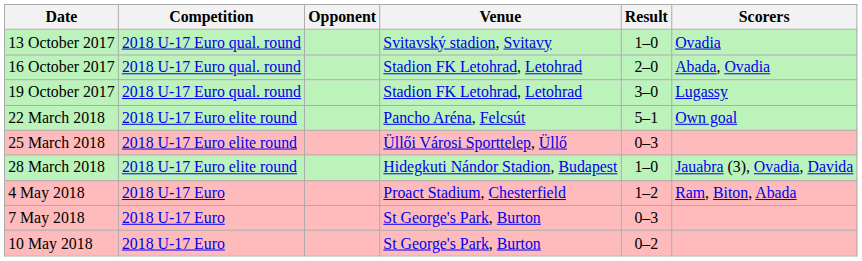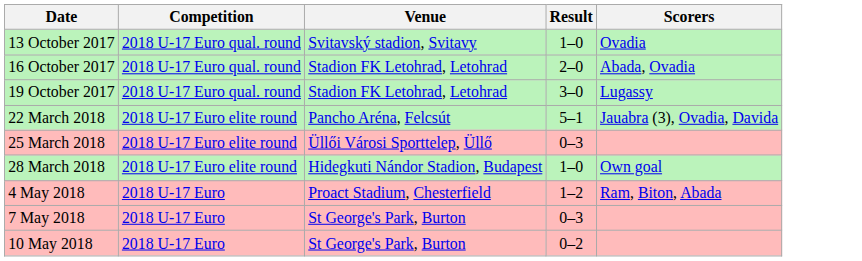- column: (342, 17)
(706, 117) Own goal -> (689, 117) Jauabra (3), Ovadia, Davida
(764, 167) Jauabra (3), Ovadia, Davida -> (631, 167) Own goal
